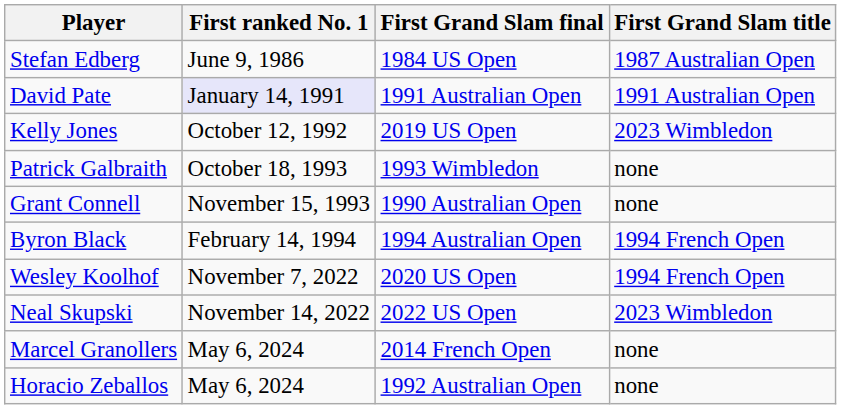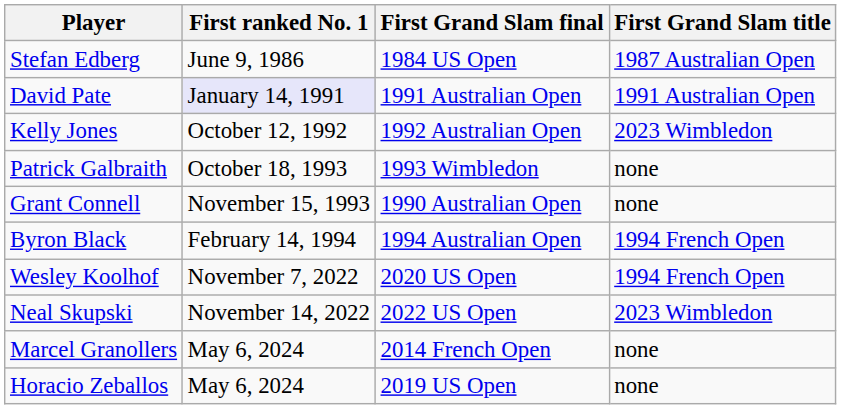(449, 131) 2019 US Open -> (481, 131) 1992 Australian Open
(481, 385) 1992 Australian Open -> (449, 385) 2019 US Open
